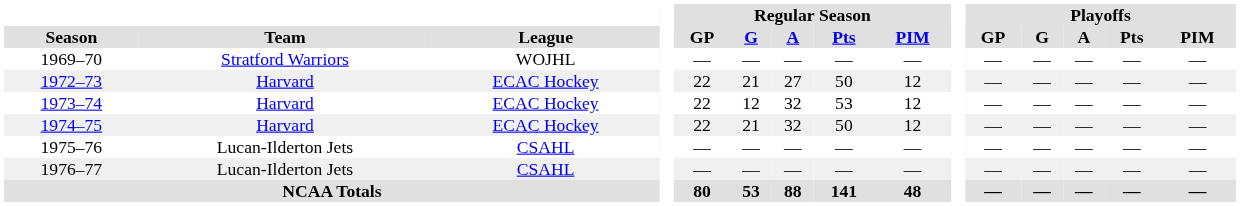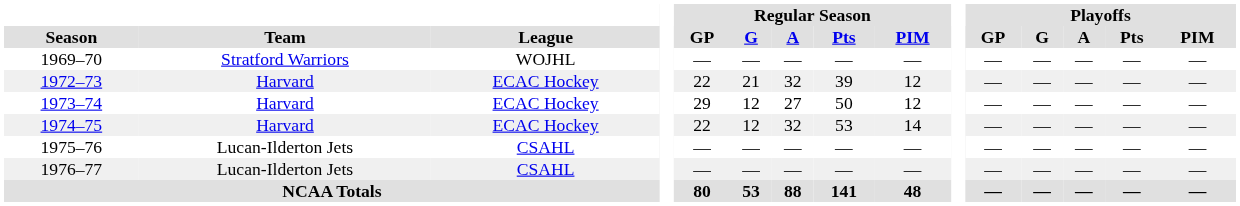(793, 80) 27 -> (793, 80) 32
(844, 80) 50 -> (844, 80) 39
(702, 102) 22 -> (702, 102) 29
(793, 102) 32 -> (793, 102) 27
(844, 102) 53 -> (844, 102) 50
(751, 124) 21 -> (751, 124) 12
(844, 124) 50 -> (844, 124) 53
(913, 124) 12 -> (913, 124) 14
